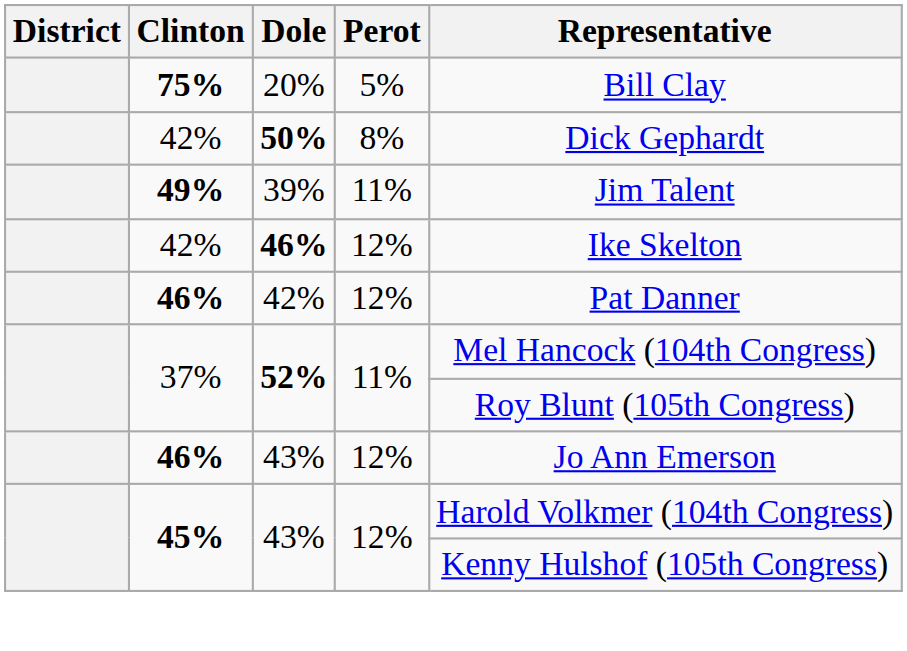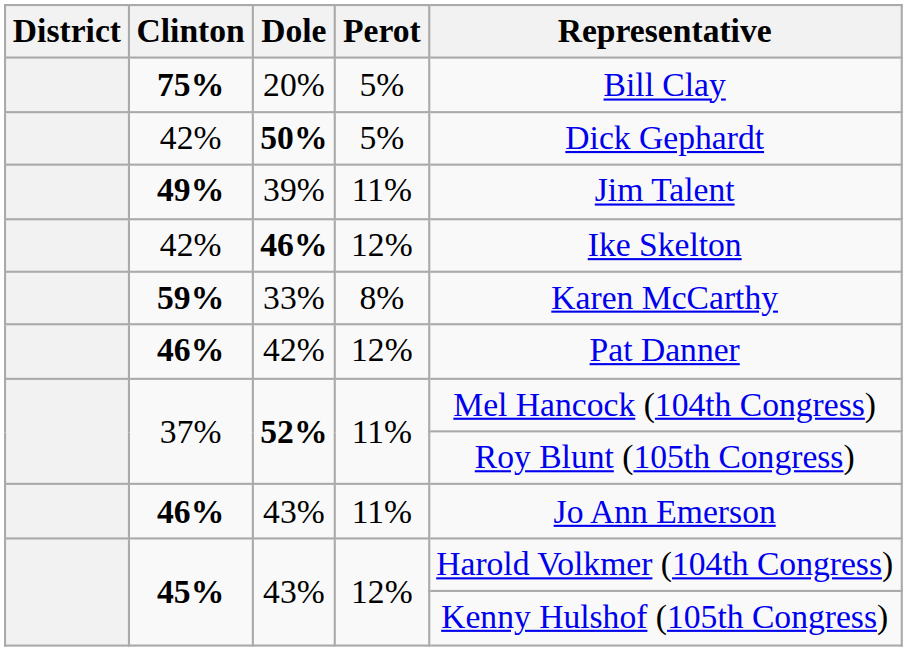(382, 137) 8% -> (382, 137) 5%
+ row: (191, 297)
(382, 457) 12% -> (382, 510) 11%
